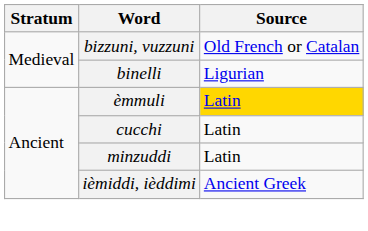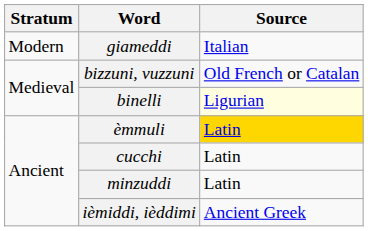+ row: (139, 45)
(234, 73) no background -> (234, 101) lightyellow background
